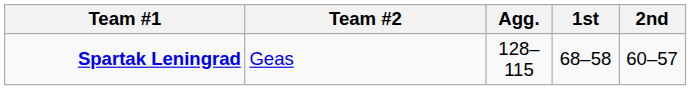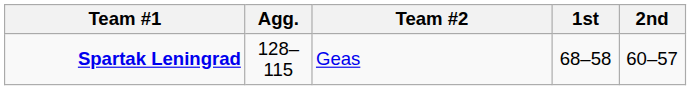columns swapped: (519, 19) <-> (365, 19)
